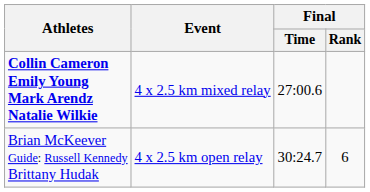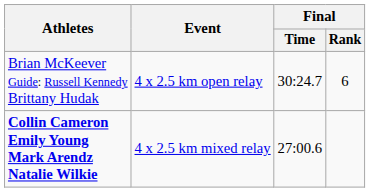rows swapped: (58, 90) <-> (68, 157)
